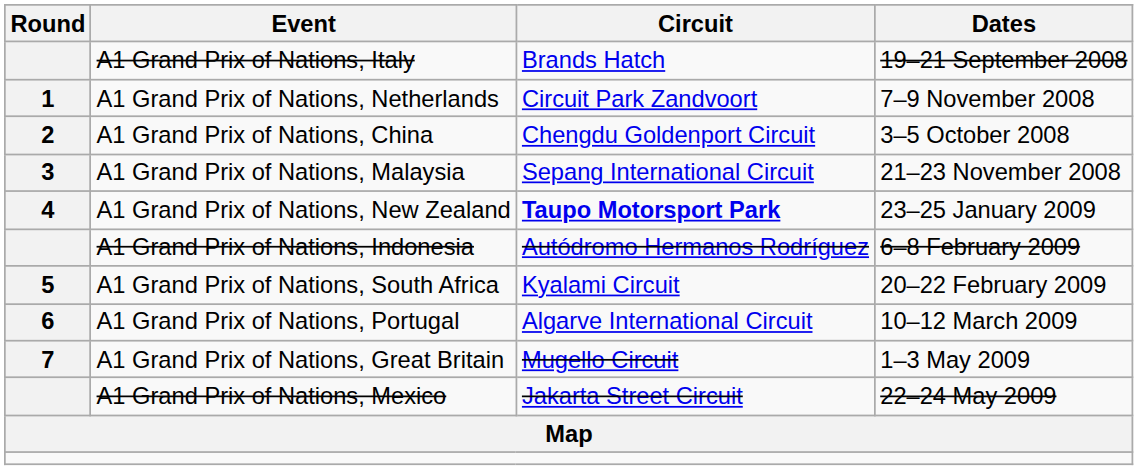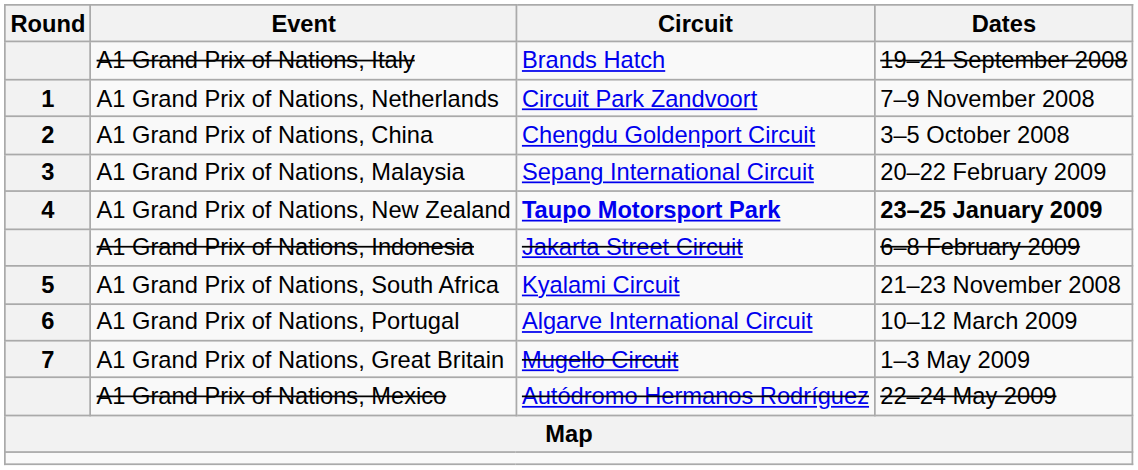(1001, 172) 21–23 November 2008 -> (993, 172) 20–22 February 2009
(988, 210) normal -> (991, 210) bold
(695, 247) Autódromo Hermanos Rodríguez -> (632, 247) Jakarta Street Circuit
(993, 284) 20–22 February 2009 -> (1001, 284) 21–23 November 2008
(632, 396) Jakarta Street Circuit -> (695, 396) Autódromo Hermanos Rodríguez
